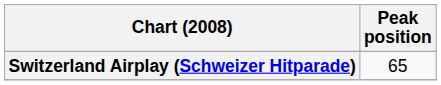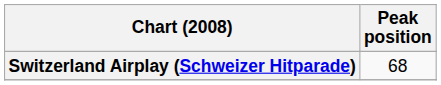(398, 65) 65 -> (398, 65) 68
